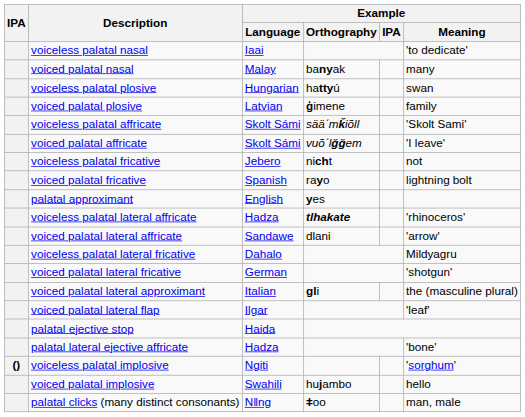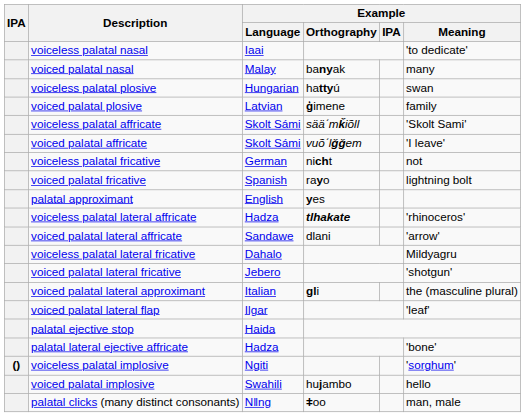(263, 161) Jebero -> (266, 161) German
(266, 273) German -> (263, 273) Jebero
